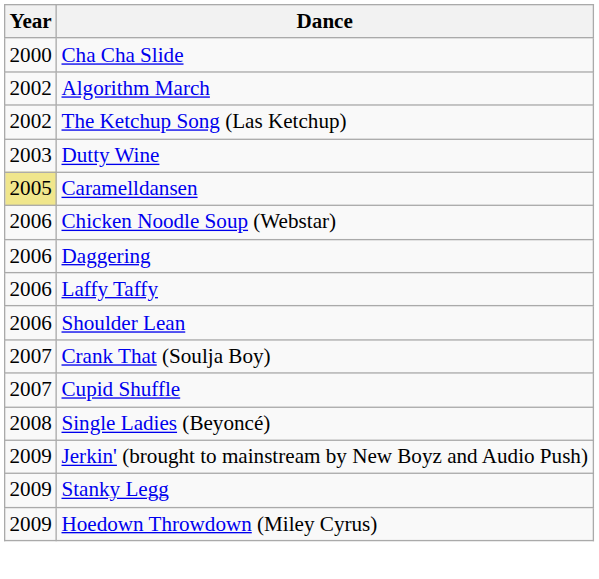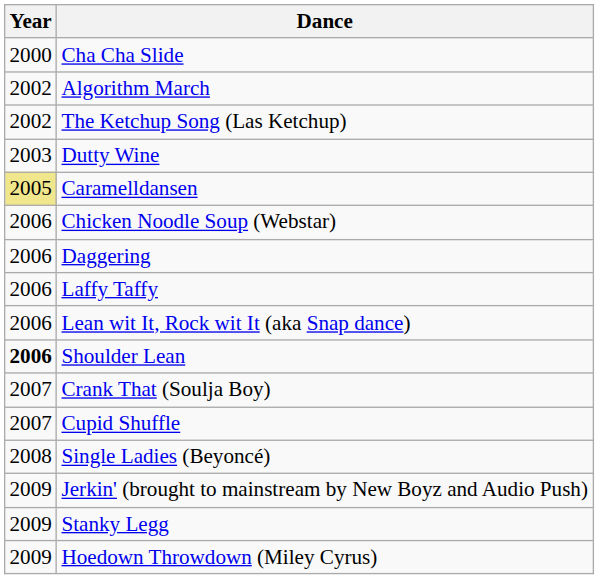+ row: (236, 322)
(31, 322) normal -> (31, 356) bold
